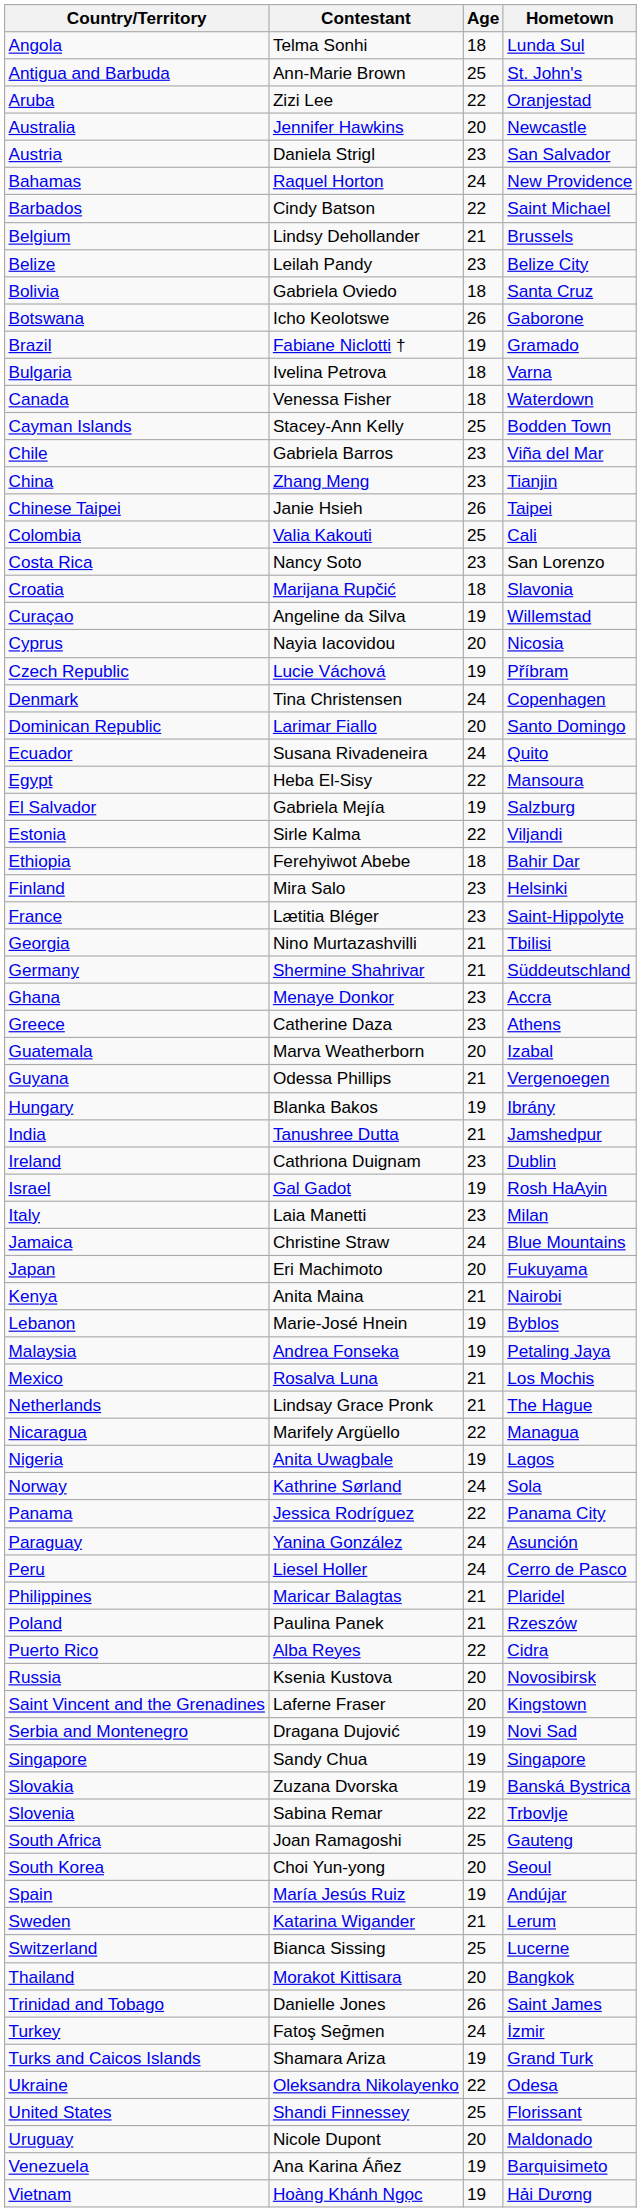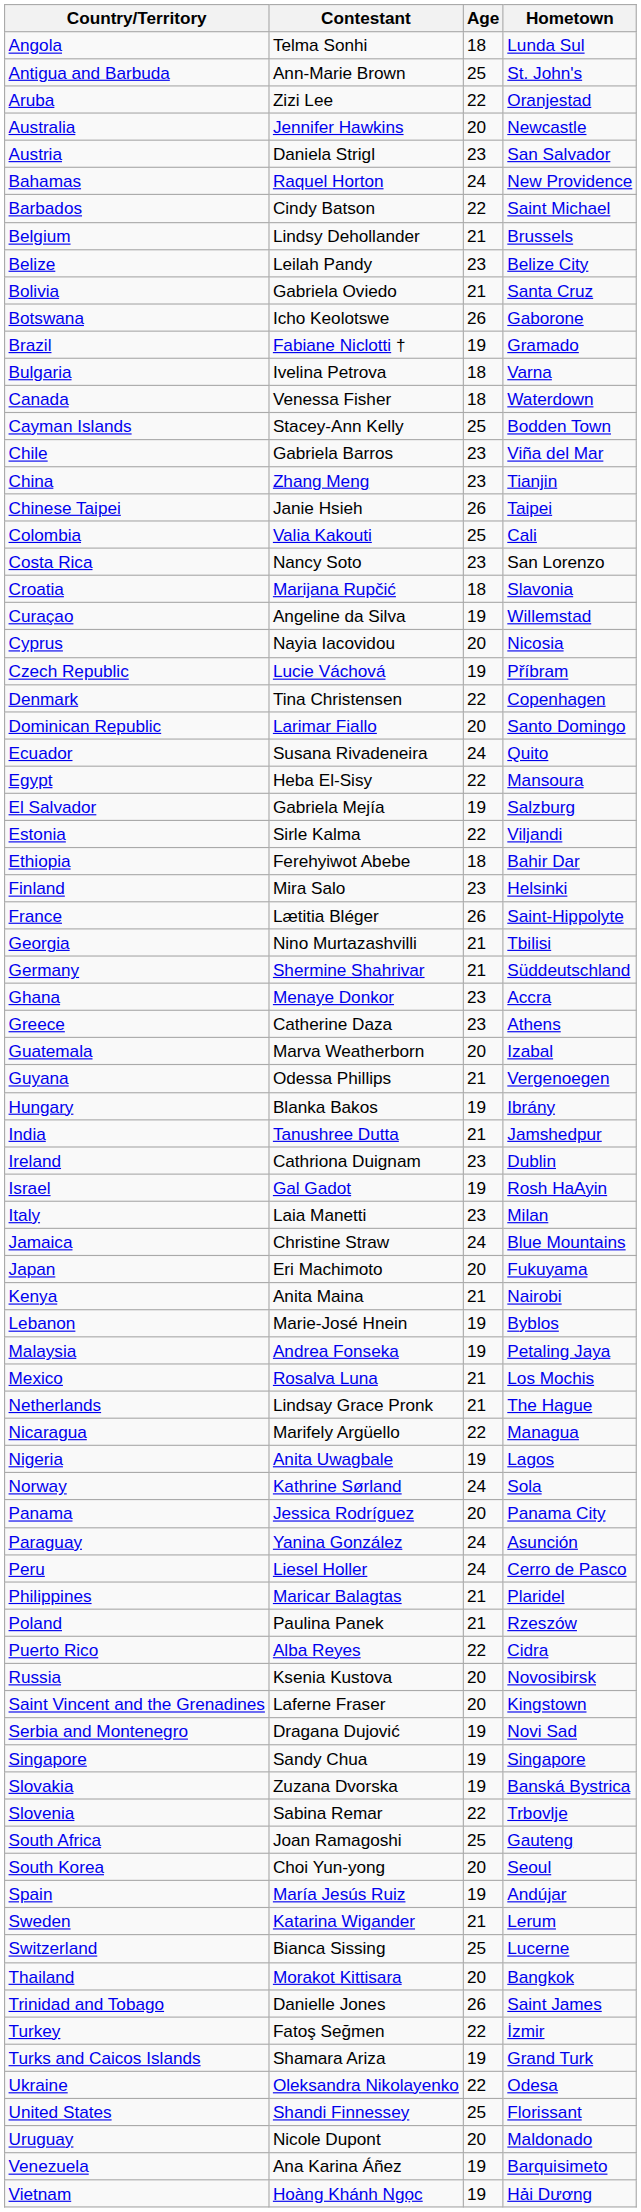(476, 290) 18 -> (476, 290) 21
(476, 698) 24 -> (476, 698) 22
(476, 916) 23 -> (476, 916) 26
(476, 1514) 22 -> (476, 1514) 20
(476, 2030) 24 -> (476, 2030) 22
